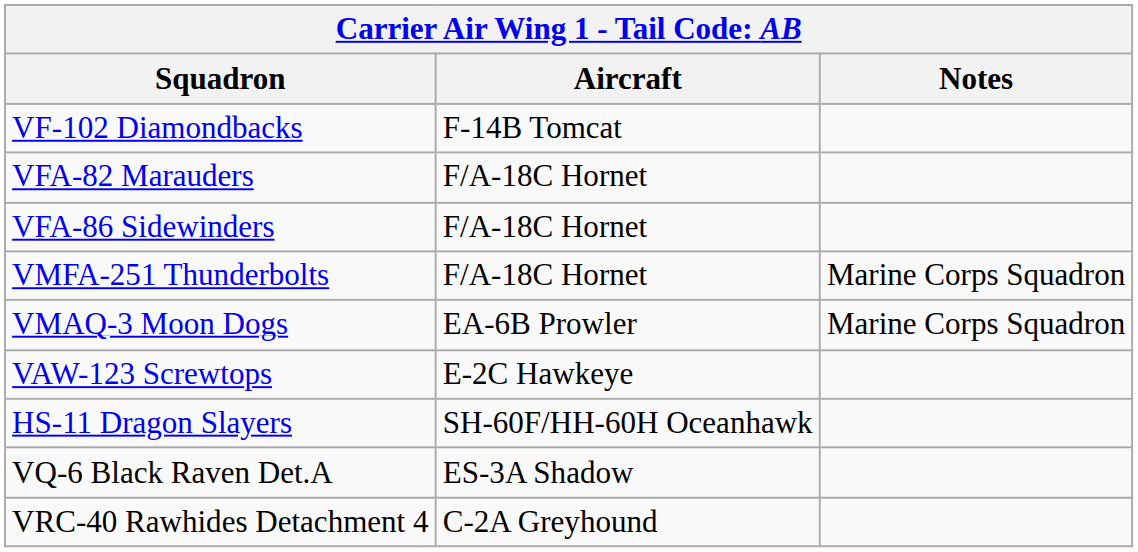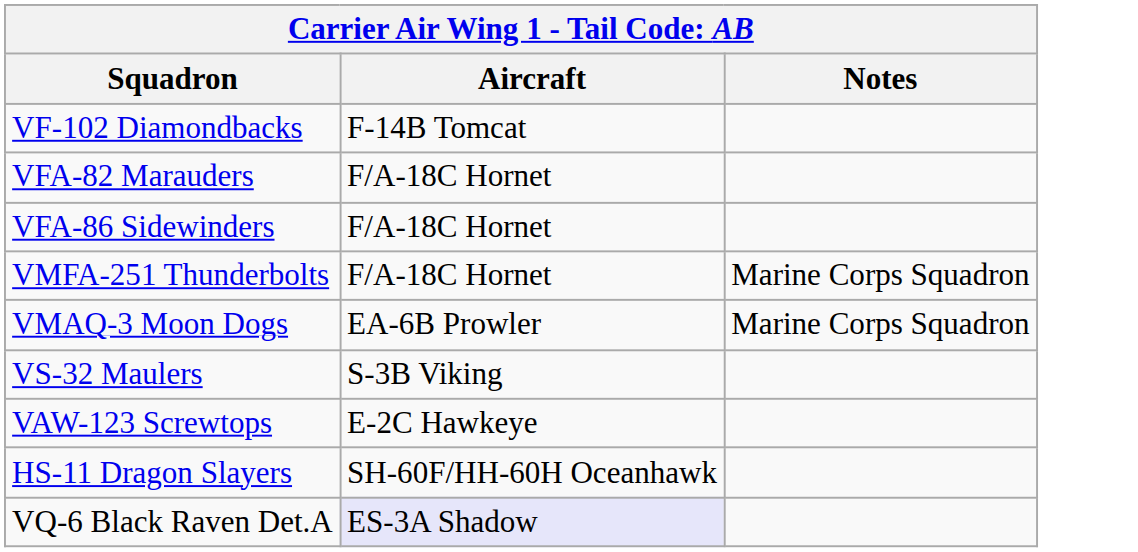+ row: (107, 373)
(538, 472) no background -> (442, 521) lavender background
- row: (220, 521)
